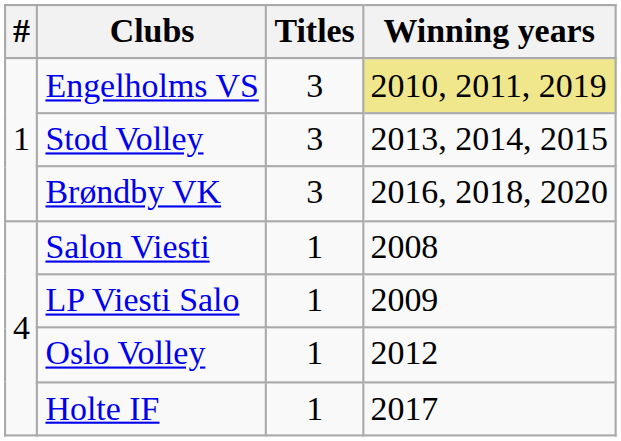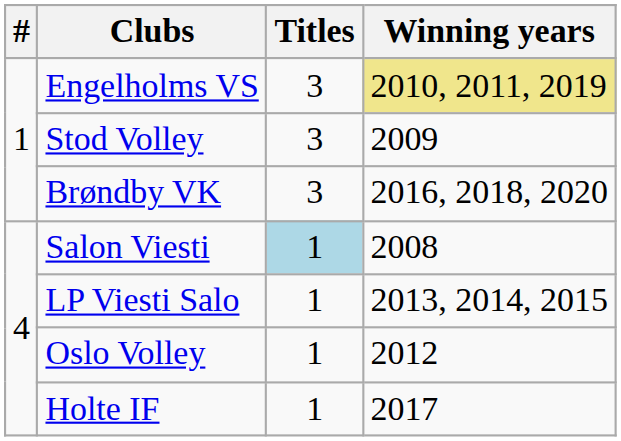(489, 138) 2013, 2014, 2015 -> (404, 138) 2009
(315, 246) no background -> (315, 246) lightblue background
(404, 300) 2009 -> (489, 300) 2013, 2014, 2015
